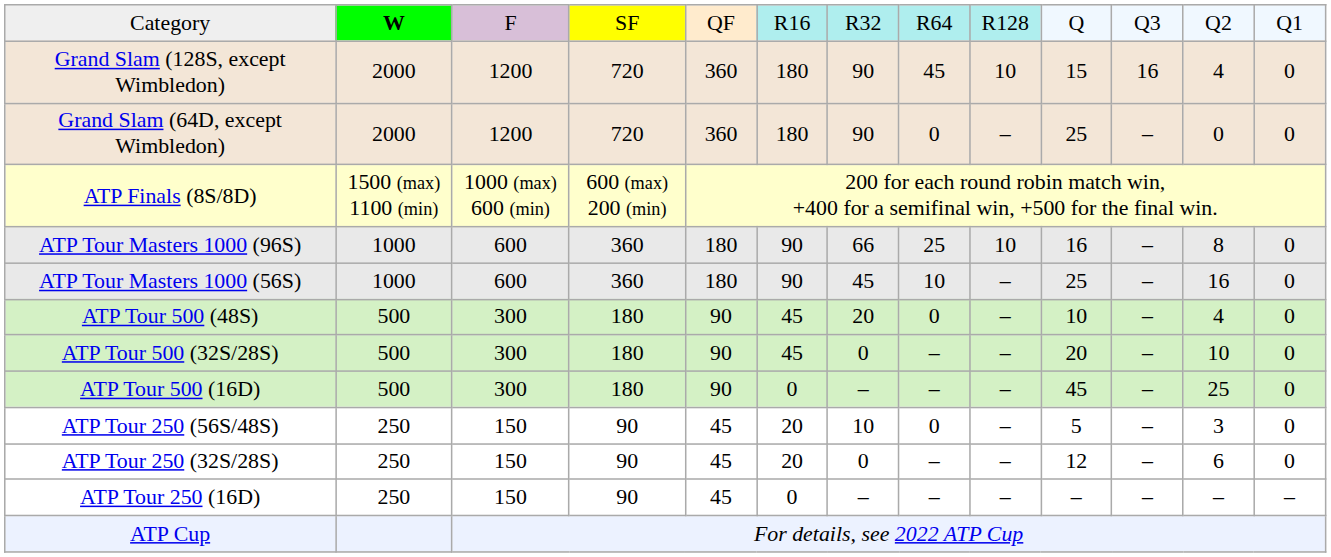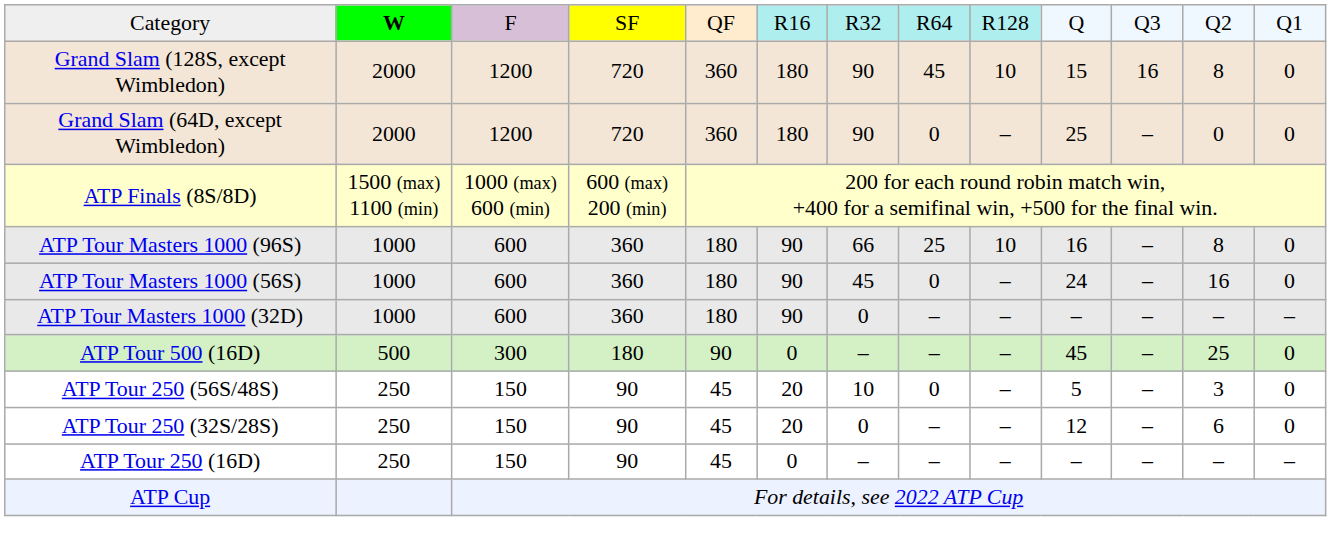(1218, 71) 4 -> (1218, 71) 8
(934, 280) 10 -> (934, 280) 0
(1076, 280) 25 -> (1076, 280) 24
+ row: (170, 317)
- row: (170, 317)
- row: (170, 353)
